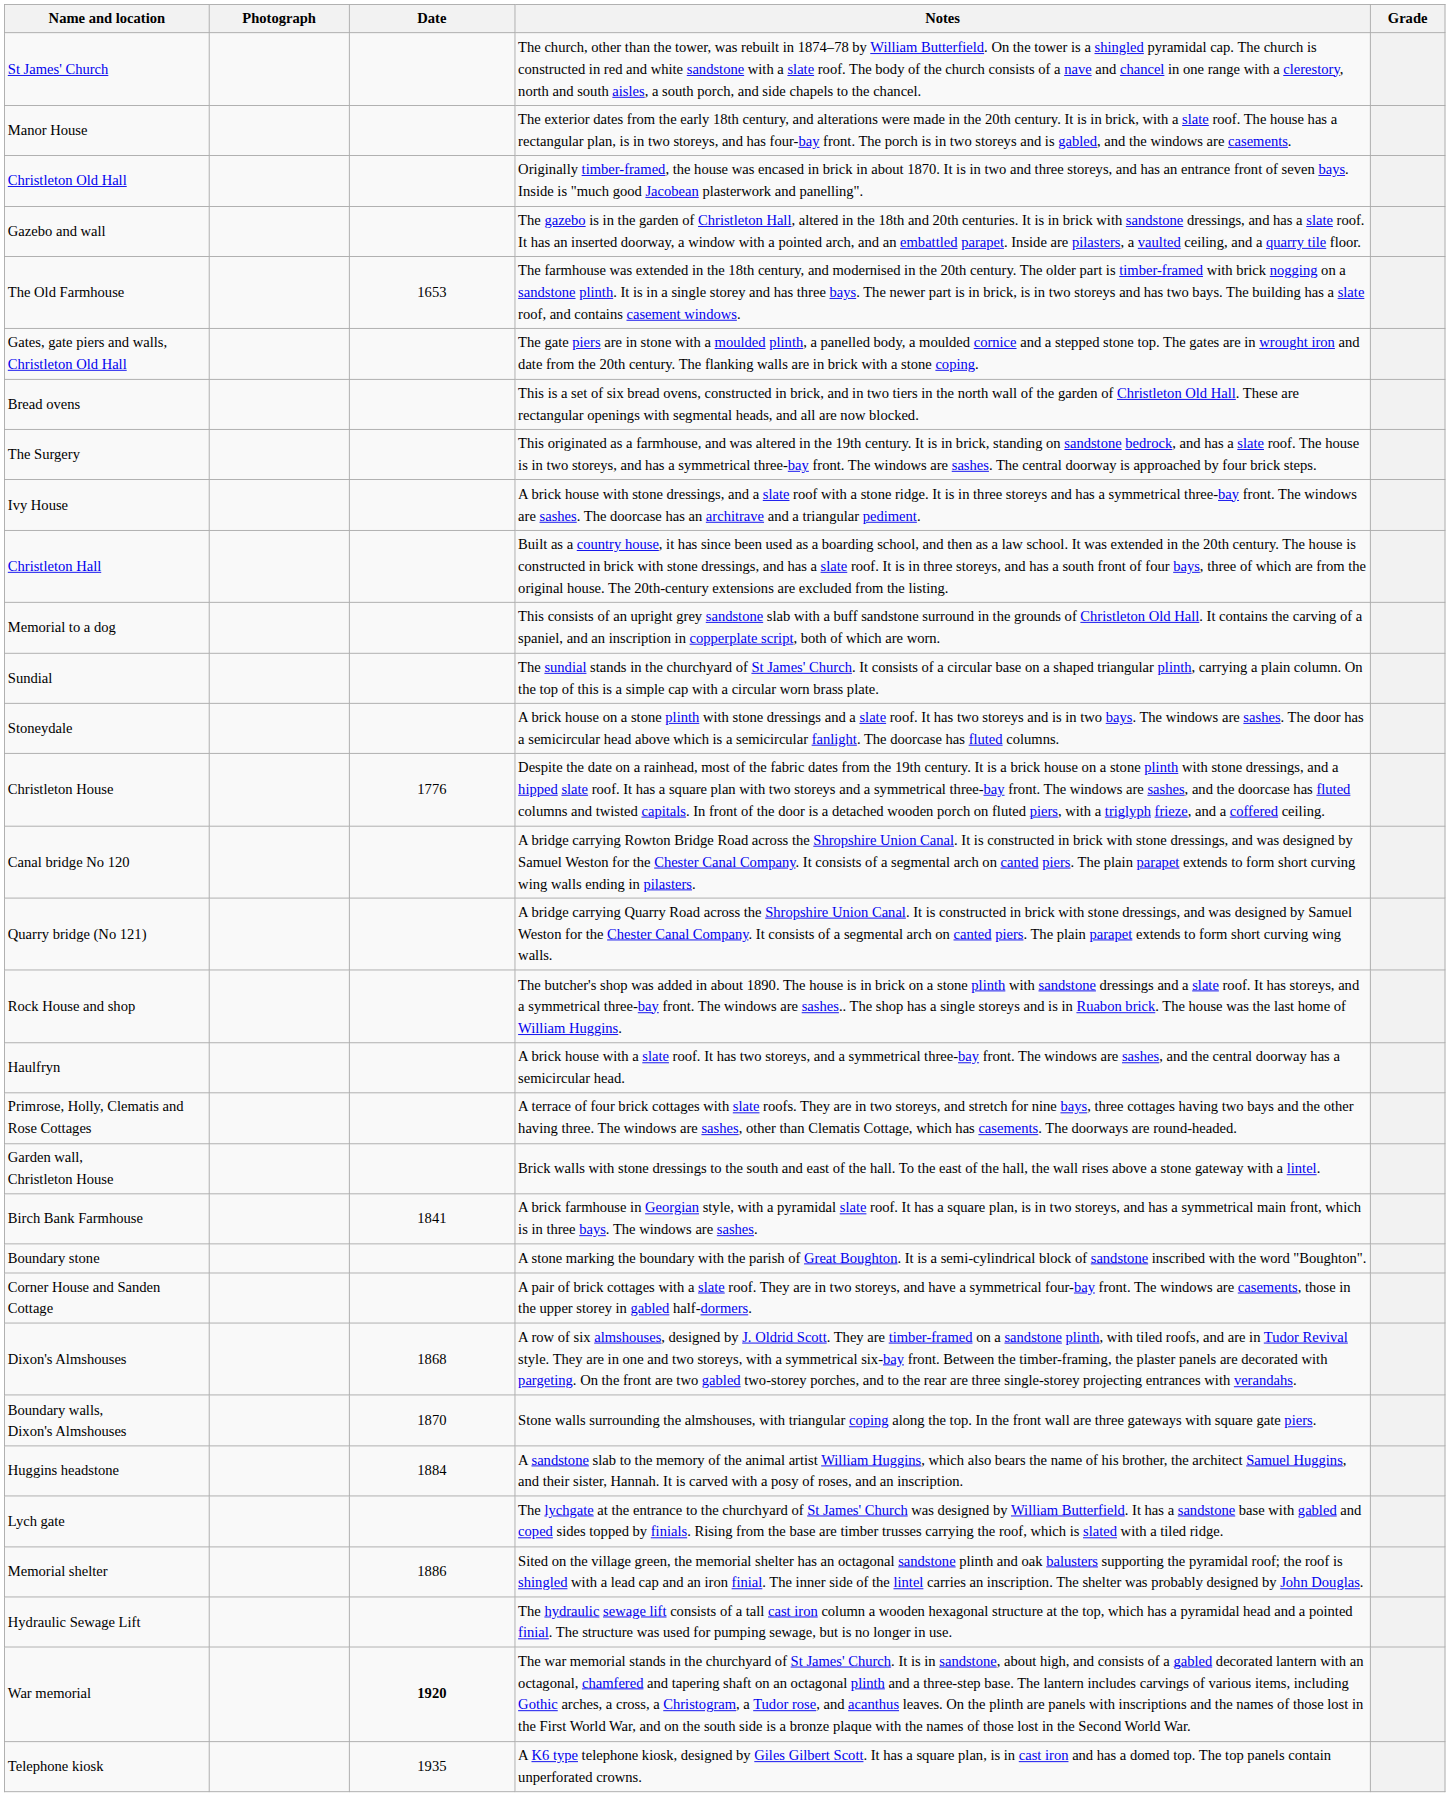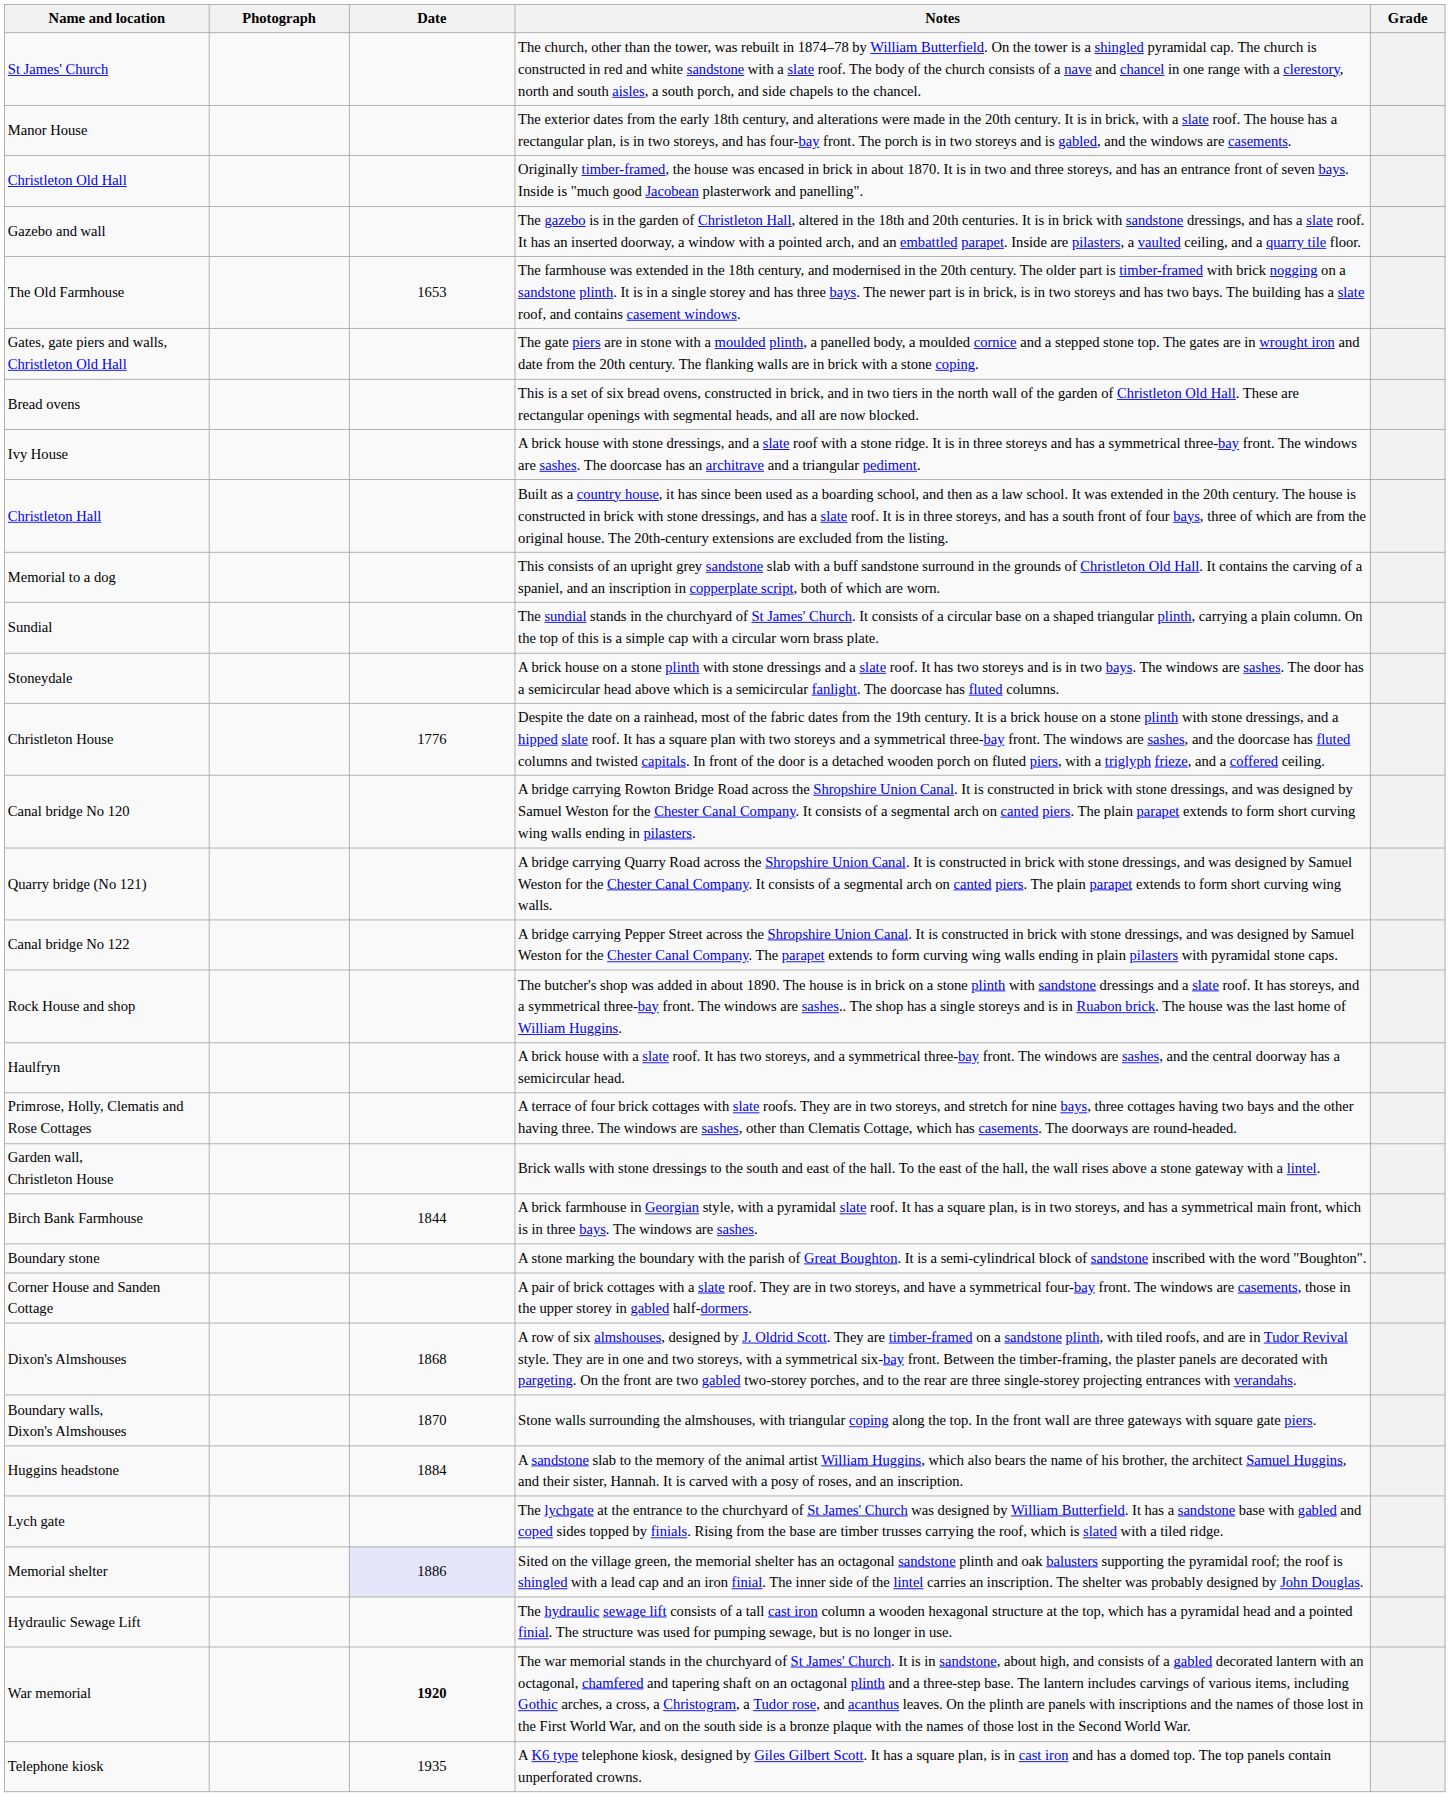- row: (44, 454)
+ row: (69, 945)
(432, 1218) 1841 -> (432, 1218) 1844
(432, 1571) no background -> (432, 1571) lavender background
